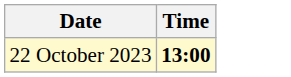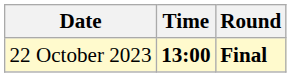+ column: (251, 21)
